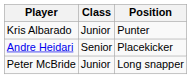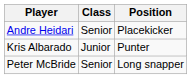rows swapped: (40, 47) <-> (39, 30)
(96, 64) Junior -> (97, 64) Senior
